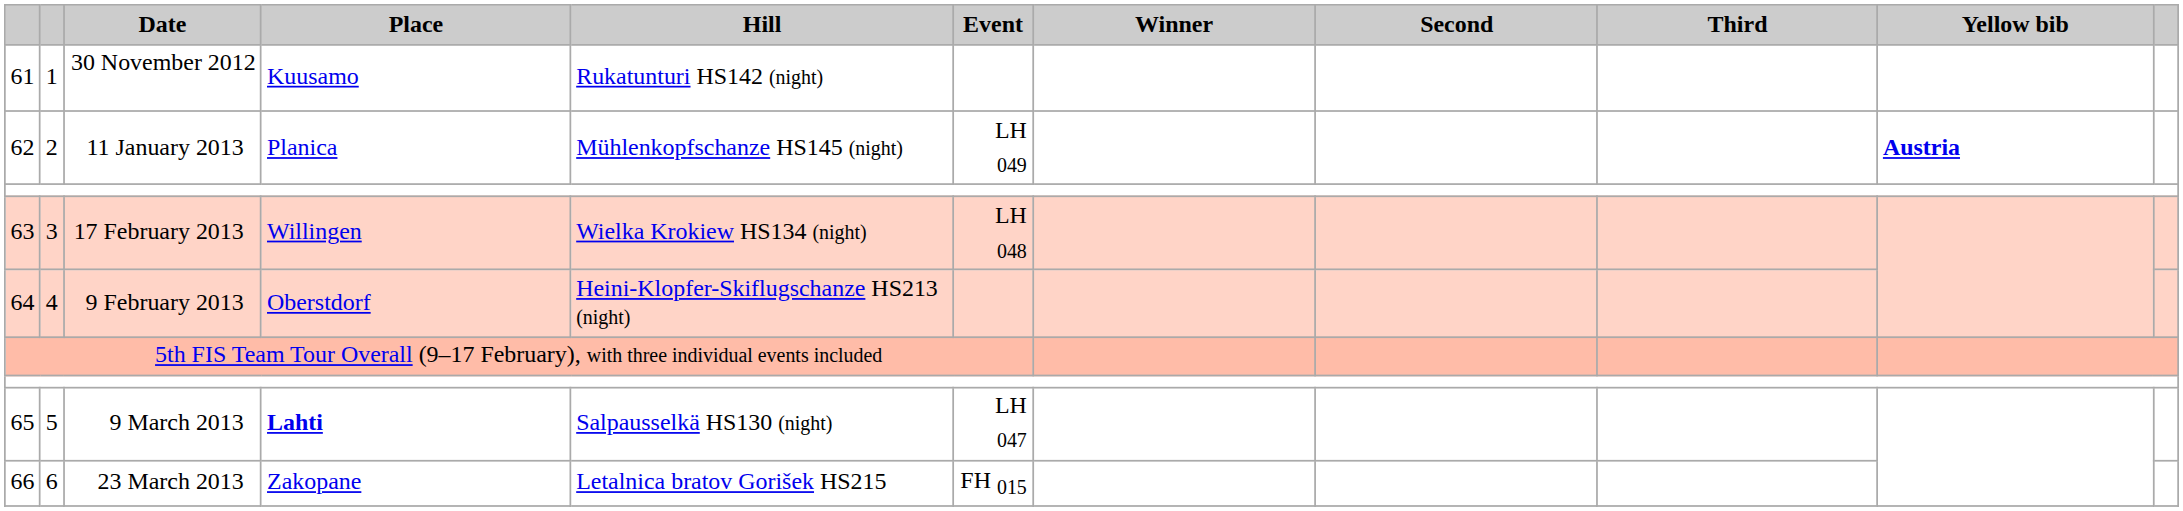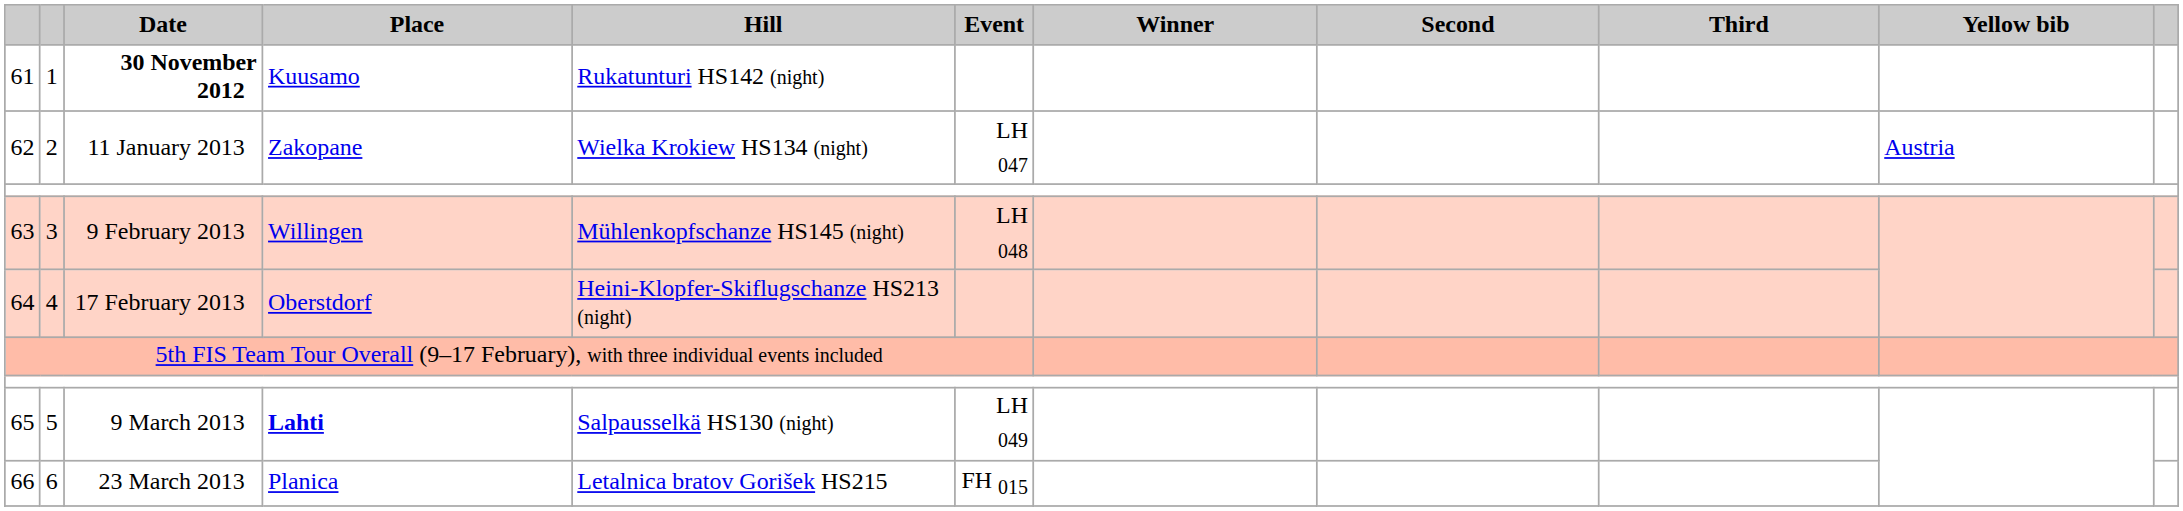(163, 76) normal -> (189, 76) bold
(302, 147) Planica -> (315, 147) Zakopane
(740, 147) Mühlenkopfschanze HS145 (night) -> (723, 147) Wielka Krokiew HS134 (night)
(1011, 146) LH 049 -> (1012, 146) LH 047
(1921, 147) bold -> (1919, 147) normal
(165, 231) 17 February 2013 -> (172, 231) 9 February 2013
(721, 231) Wielka Krokiew HS134 (night) -> (741, 231) Mühlenkopfschanze HS145 (night)
(171, 302) 9 February 2013 -> (166, 302) 17 February 2013
(1011, 422) LH 047 -> (1012, 422) LH 049
(314, 482) Zakopane -> (303, 482) Planica
